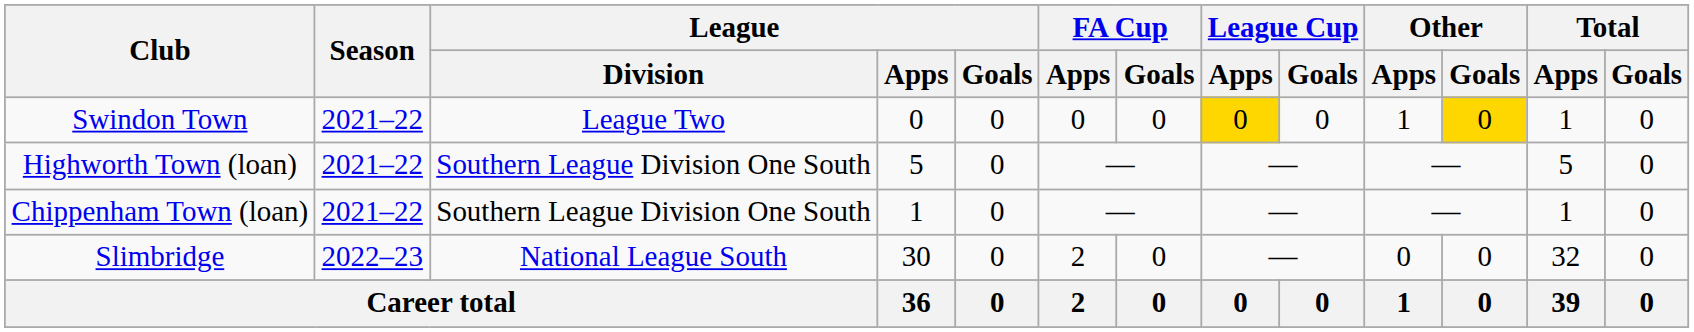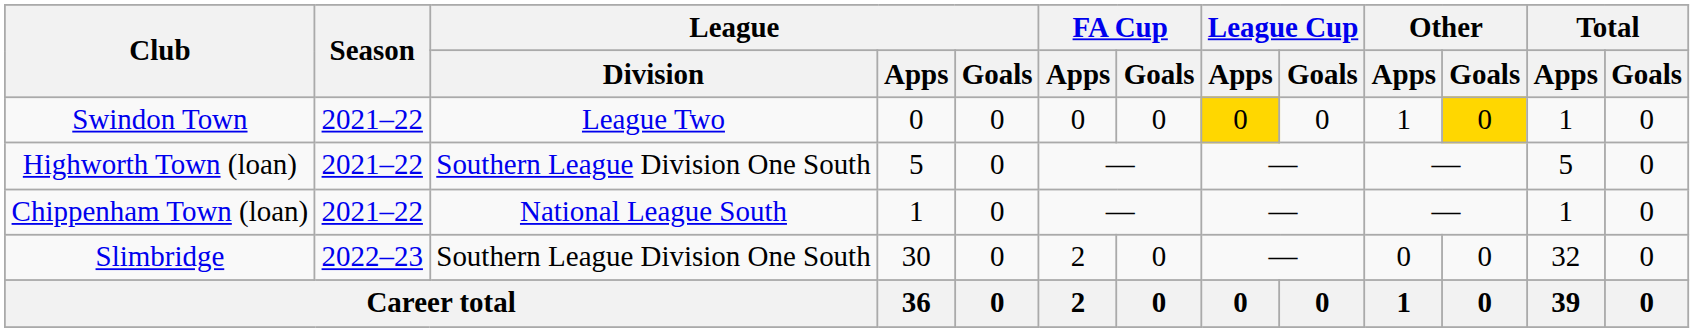(653, 211) Southern League Division One South -> (653, 211) National League South
(653, 257) National League South -> (653, 257) Southern League Division One South
